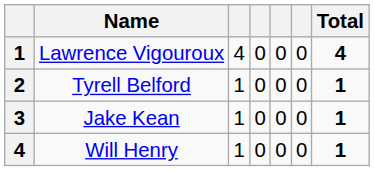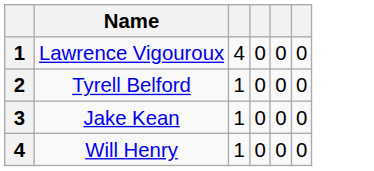- column: (340, 21)
